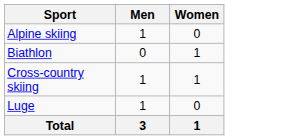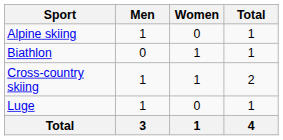+ column: (251, 14)
